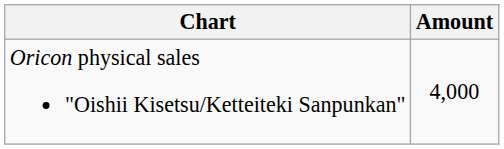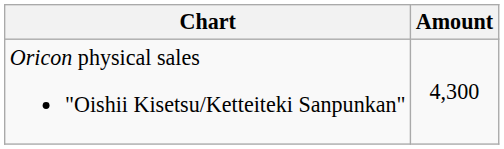(454, 91) 4,000 -> (454, 91) 4,300
